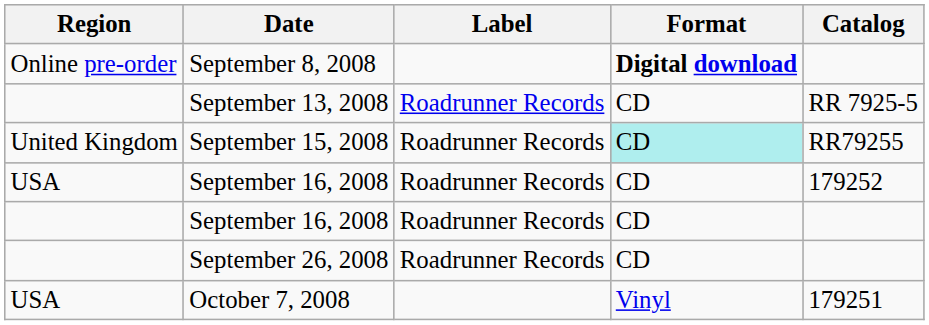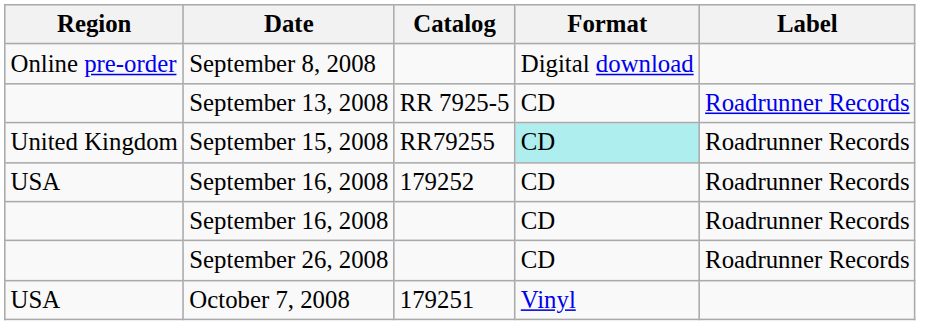columns swapped: (502, 24) <-> (863, 24)
(706, 63) bold -> (607, 63) normal
